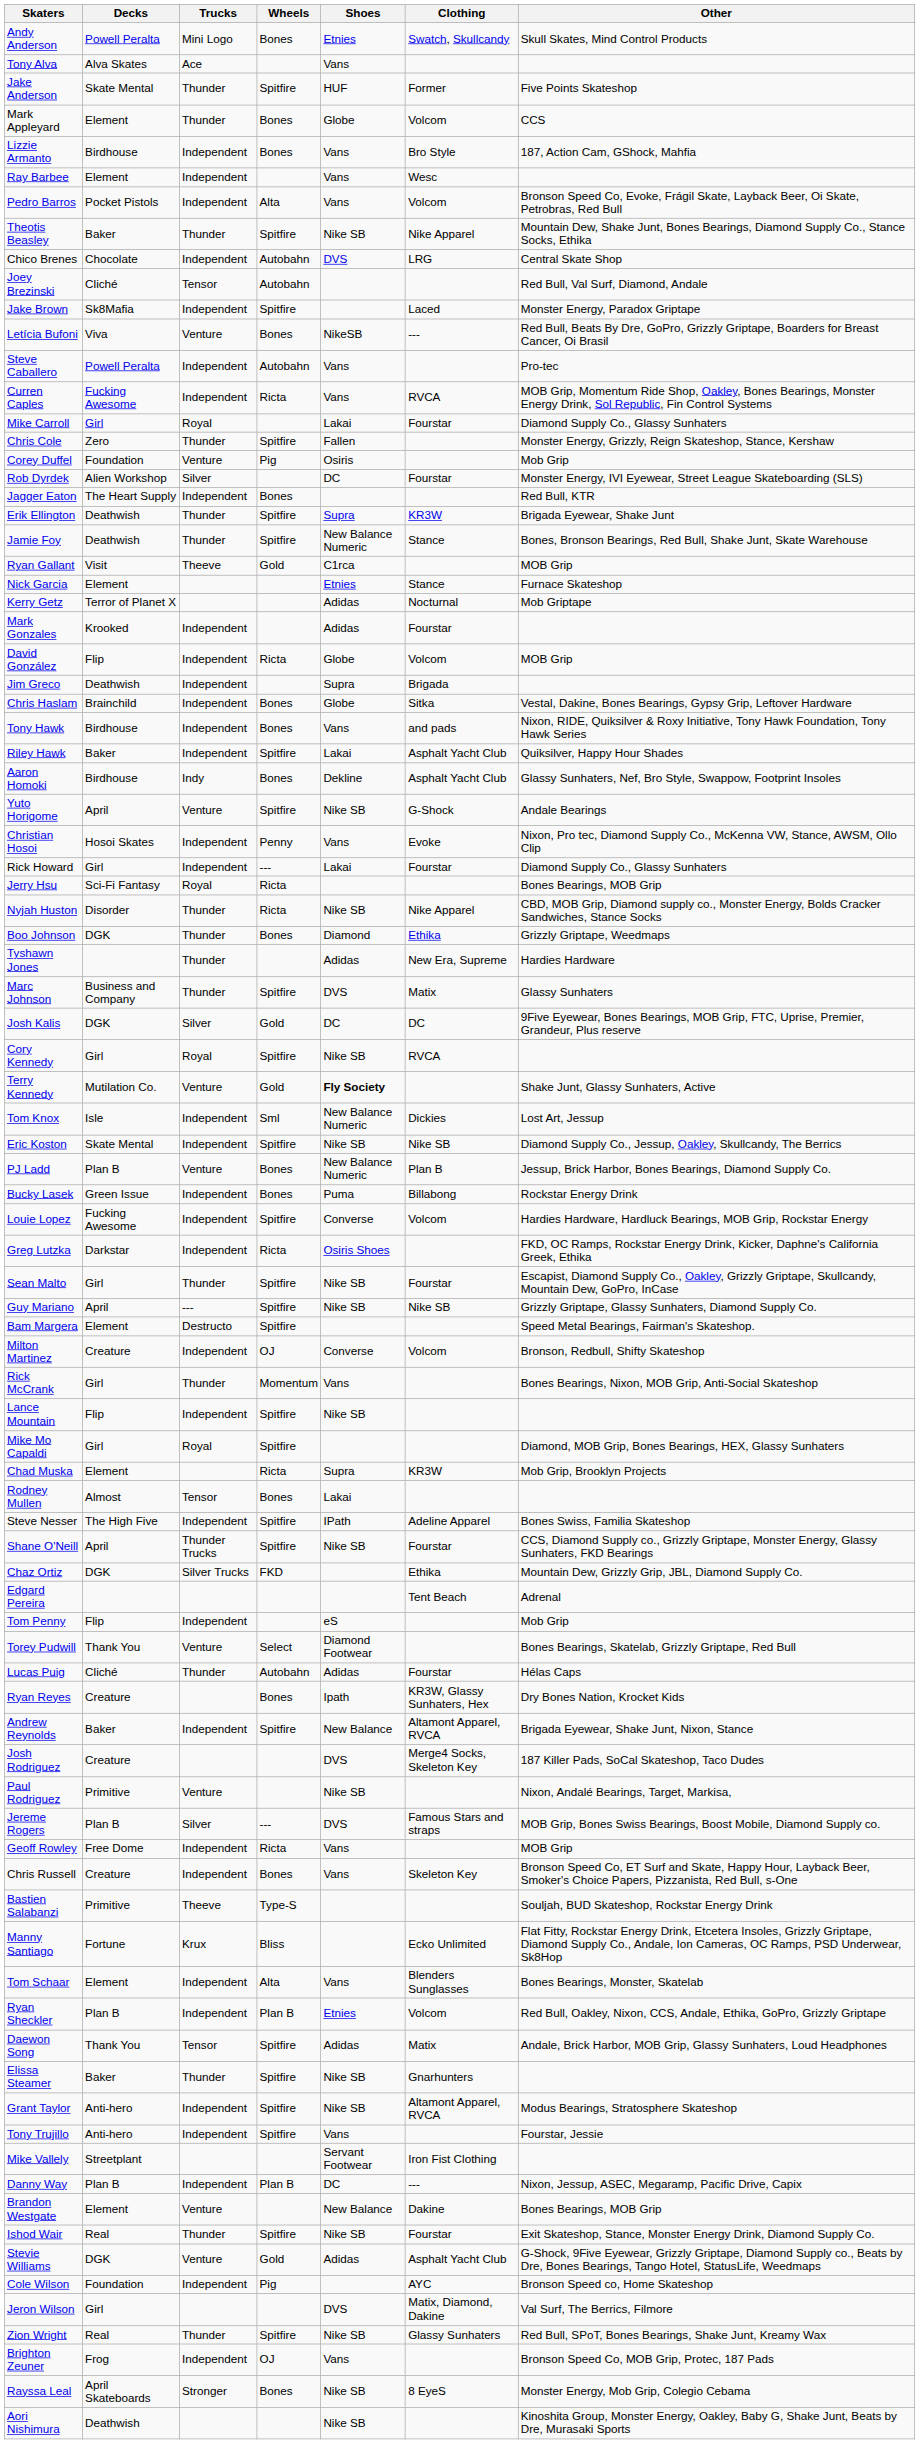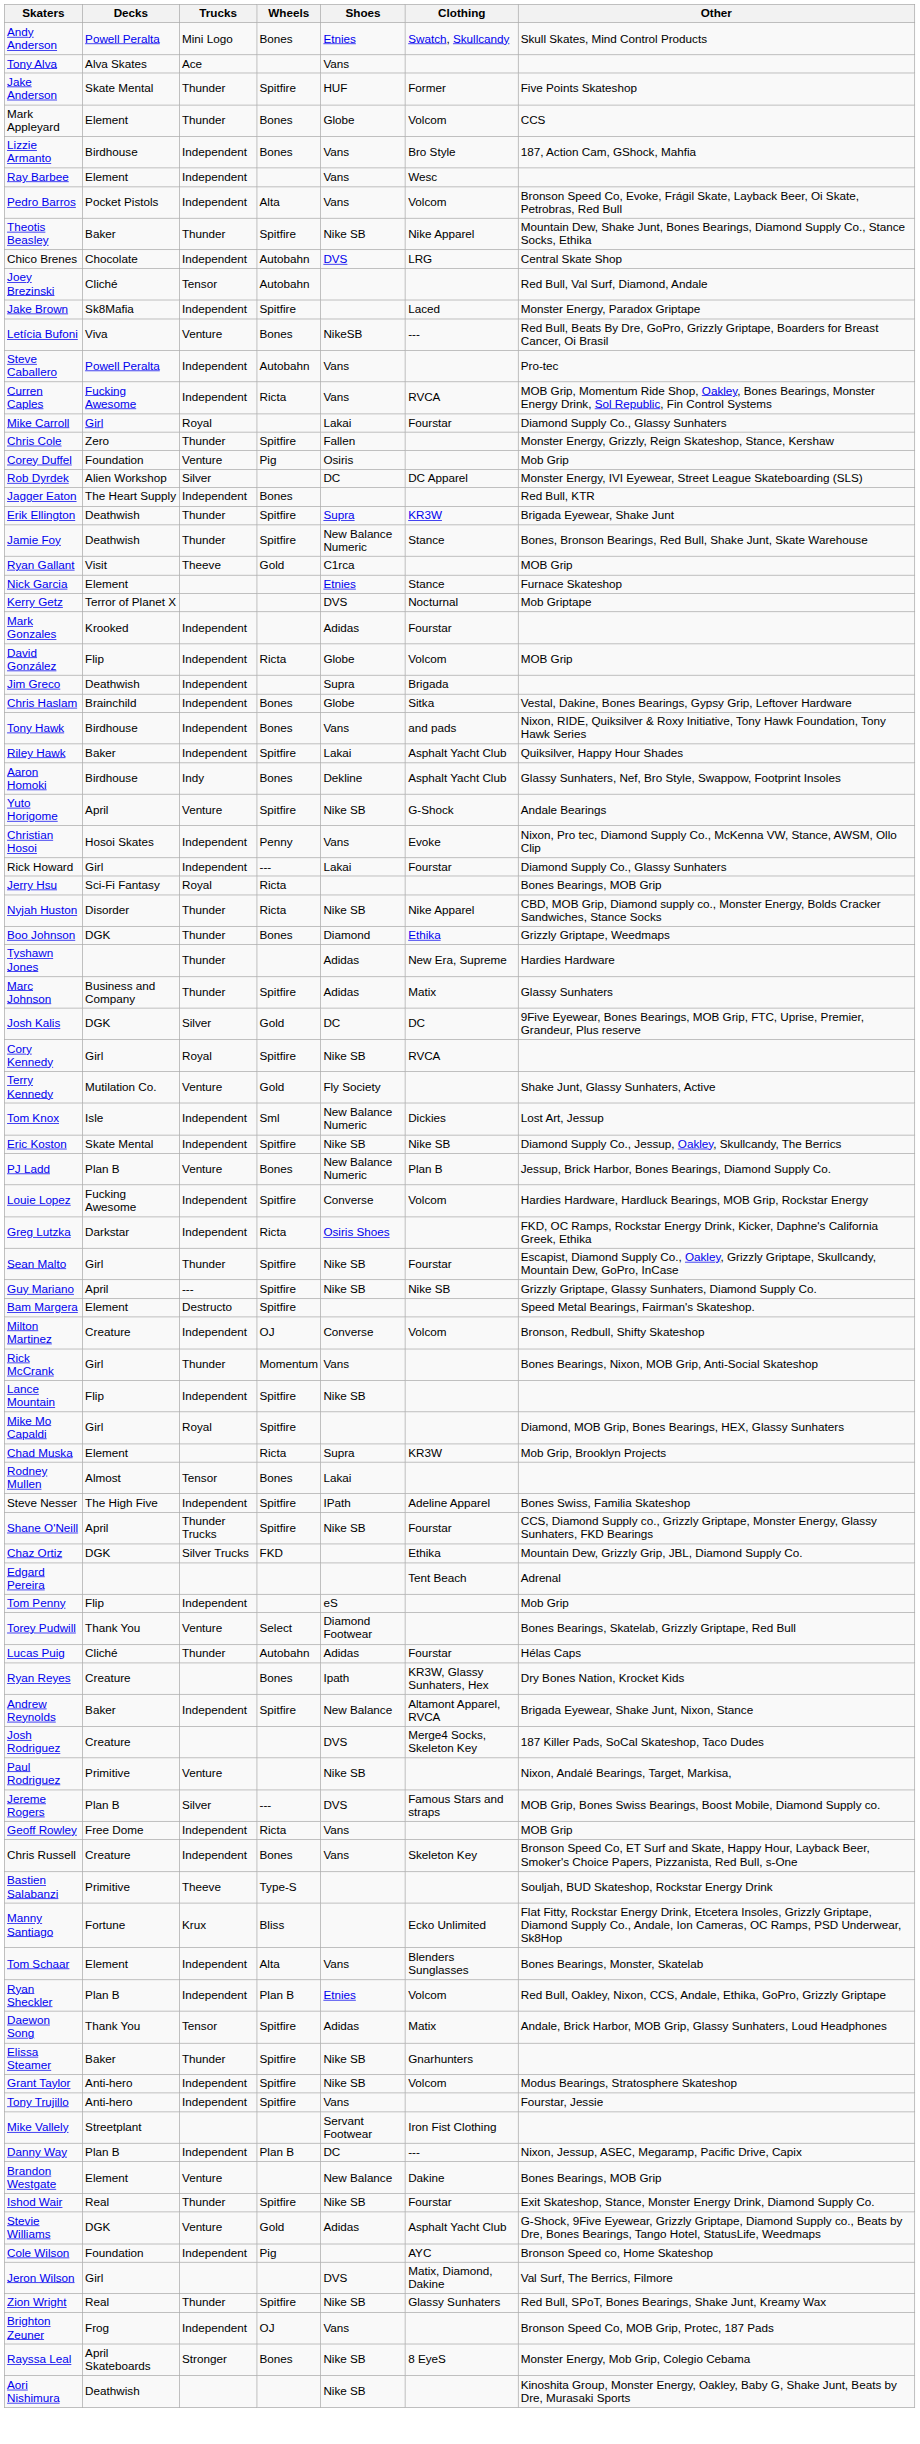(430, 478) Fourstar -> (438, 478) DC Apparel
(341, 602) Adidas -> (335, 602) DVS
(335, 992) DVS -> (341, 992) Adidas
(354, 1087) bold -> (352, 1087) normal
- row: (40, 1194)
(454, 2109) Altamont Apparel, RVCA -> (427, 2083) Volcom
